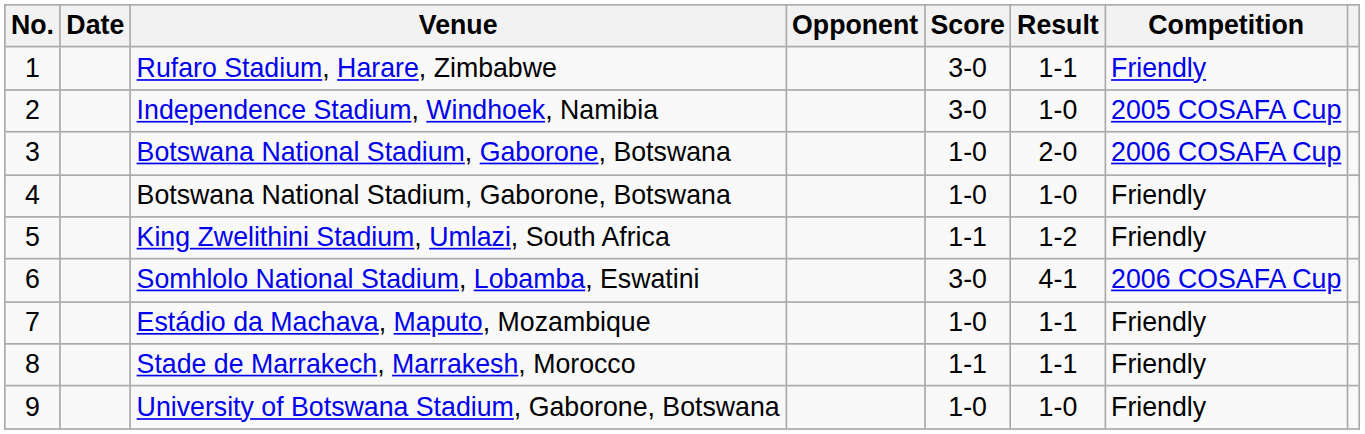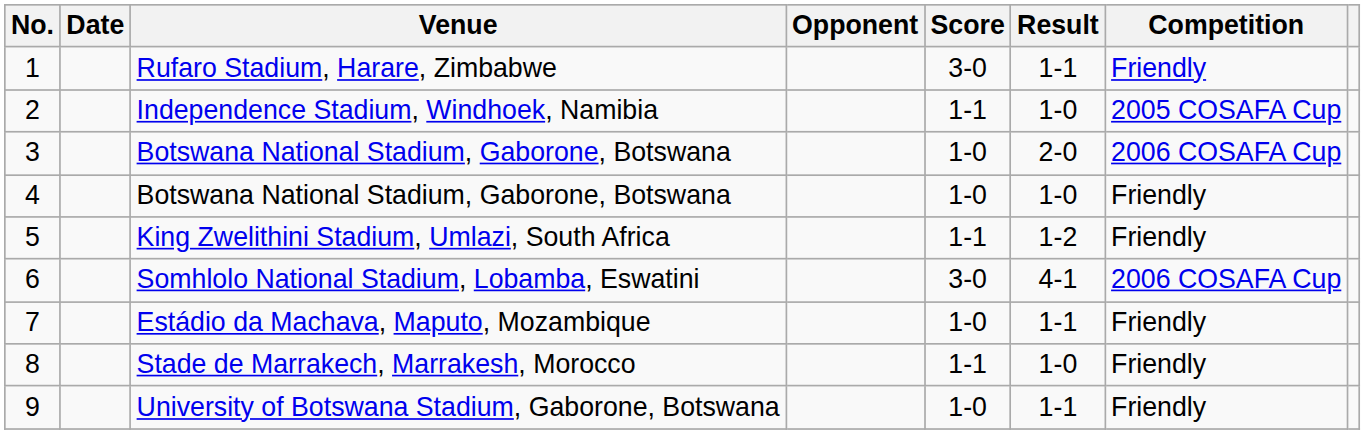(968, 110) 3-0 -> (968, 110) 1-1
(1058, 364) 1-1 -> (1058, 364) 1-0
(1058, 407) 1-0 -> (1058, 407) 1-1
